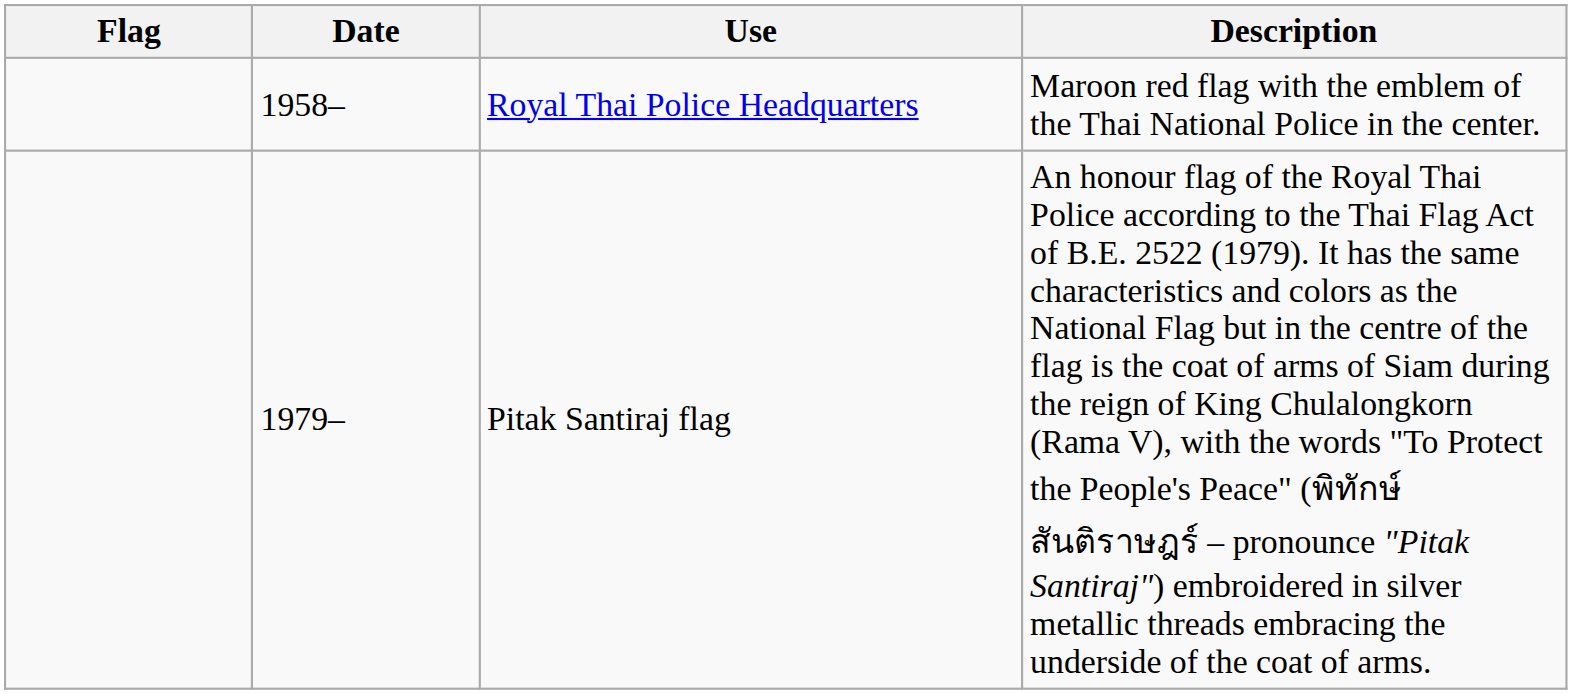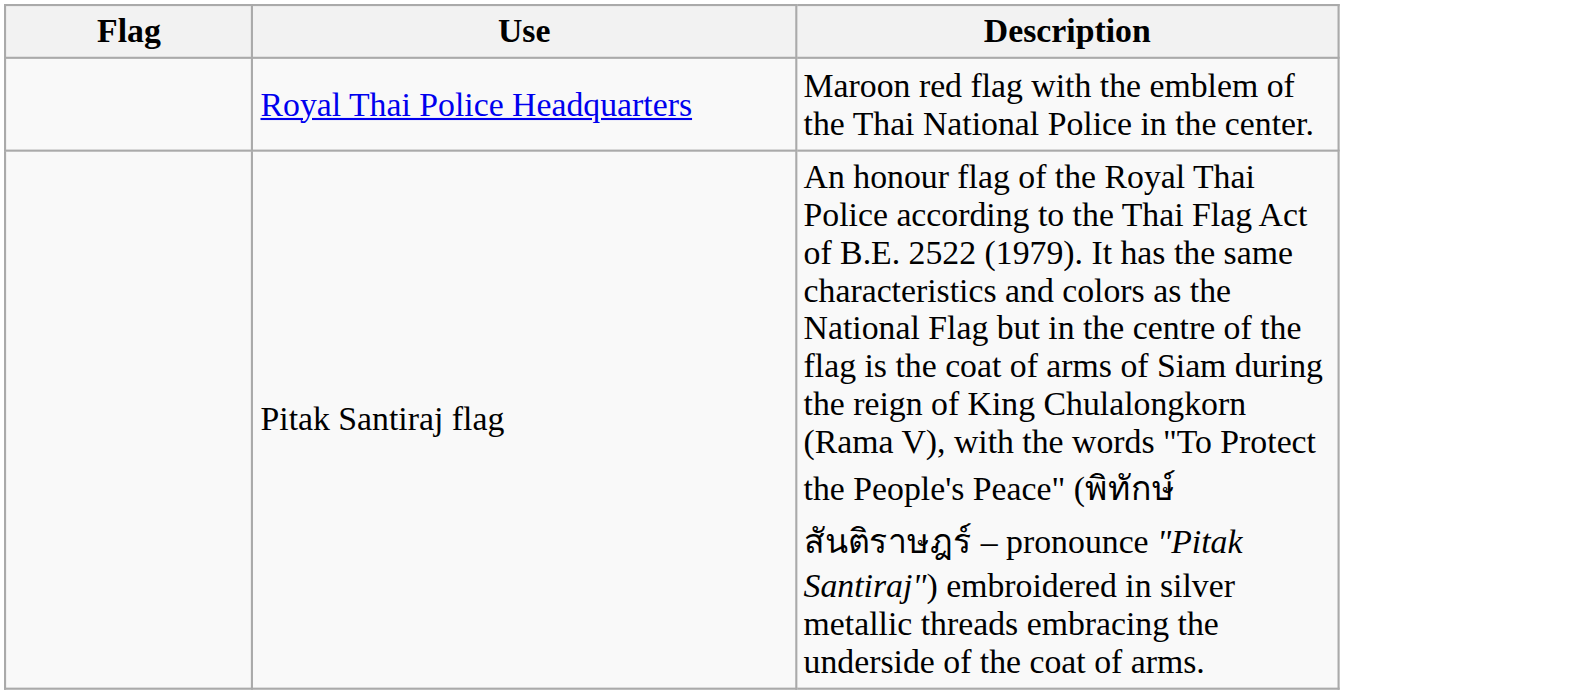- column: (366, 31)
